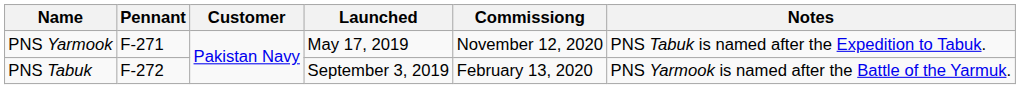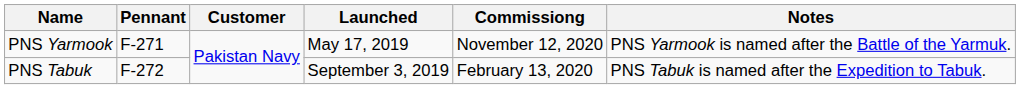(798, 44) PNS Tabuk is named after the Expedition to Tabuk. -> (811, 44) PNS Yarmook is named after the Battle of the Yarmuk.
(811, 70) PNS Yarmook is named after the Battle of the Yarmuk. -> (798, 70) PNS Tabuk is named after the Expedition to Tabuk.
